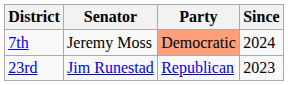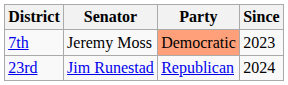(259, 42) 2024 -> (259, 42) 2023
(259, 67) 2023 -> (259, 67) 2024
